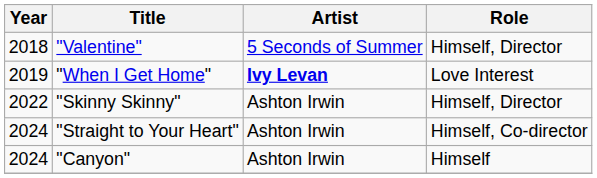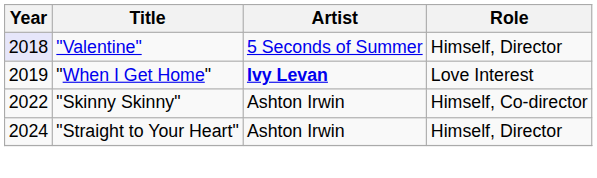(28, 46) no background -> (28, 46) lavender background
(496, 103) Himself, Director -> (509, 103) Himself, Co-director
(509, 131) Himself, Co-director -> (496, 131) Himself, Director
- row: (93, 159)
